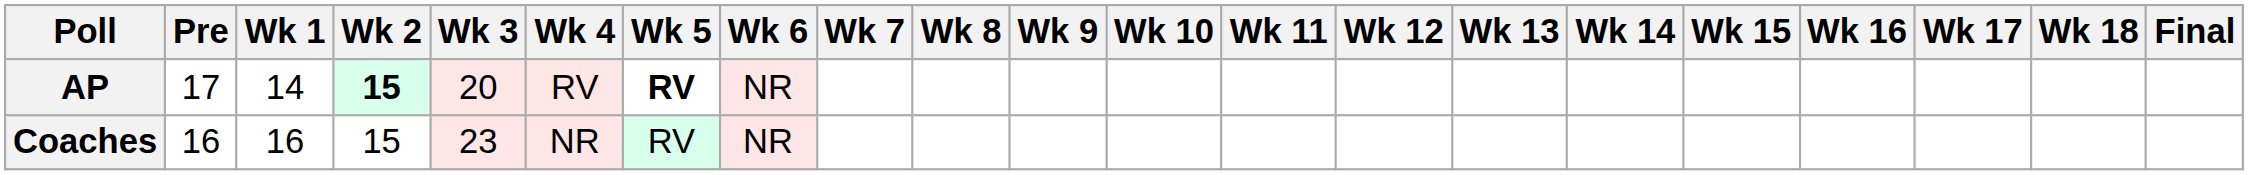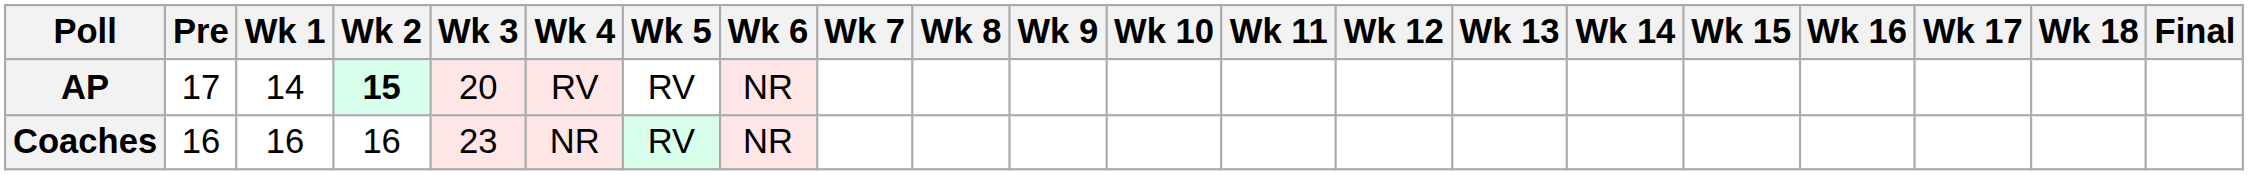(671, 86) bold -> (671, 86) normal
(382, 141) 15 -> (382, 141) 16
